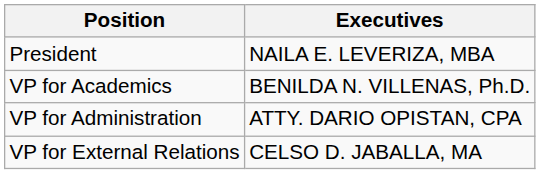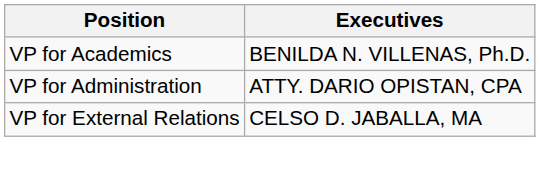- row: (53, 53)
